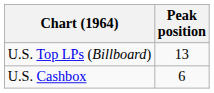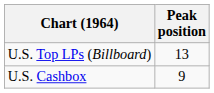(182, 76) 6 -> (182, 76) 9
